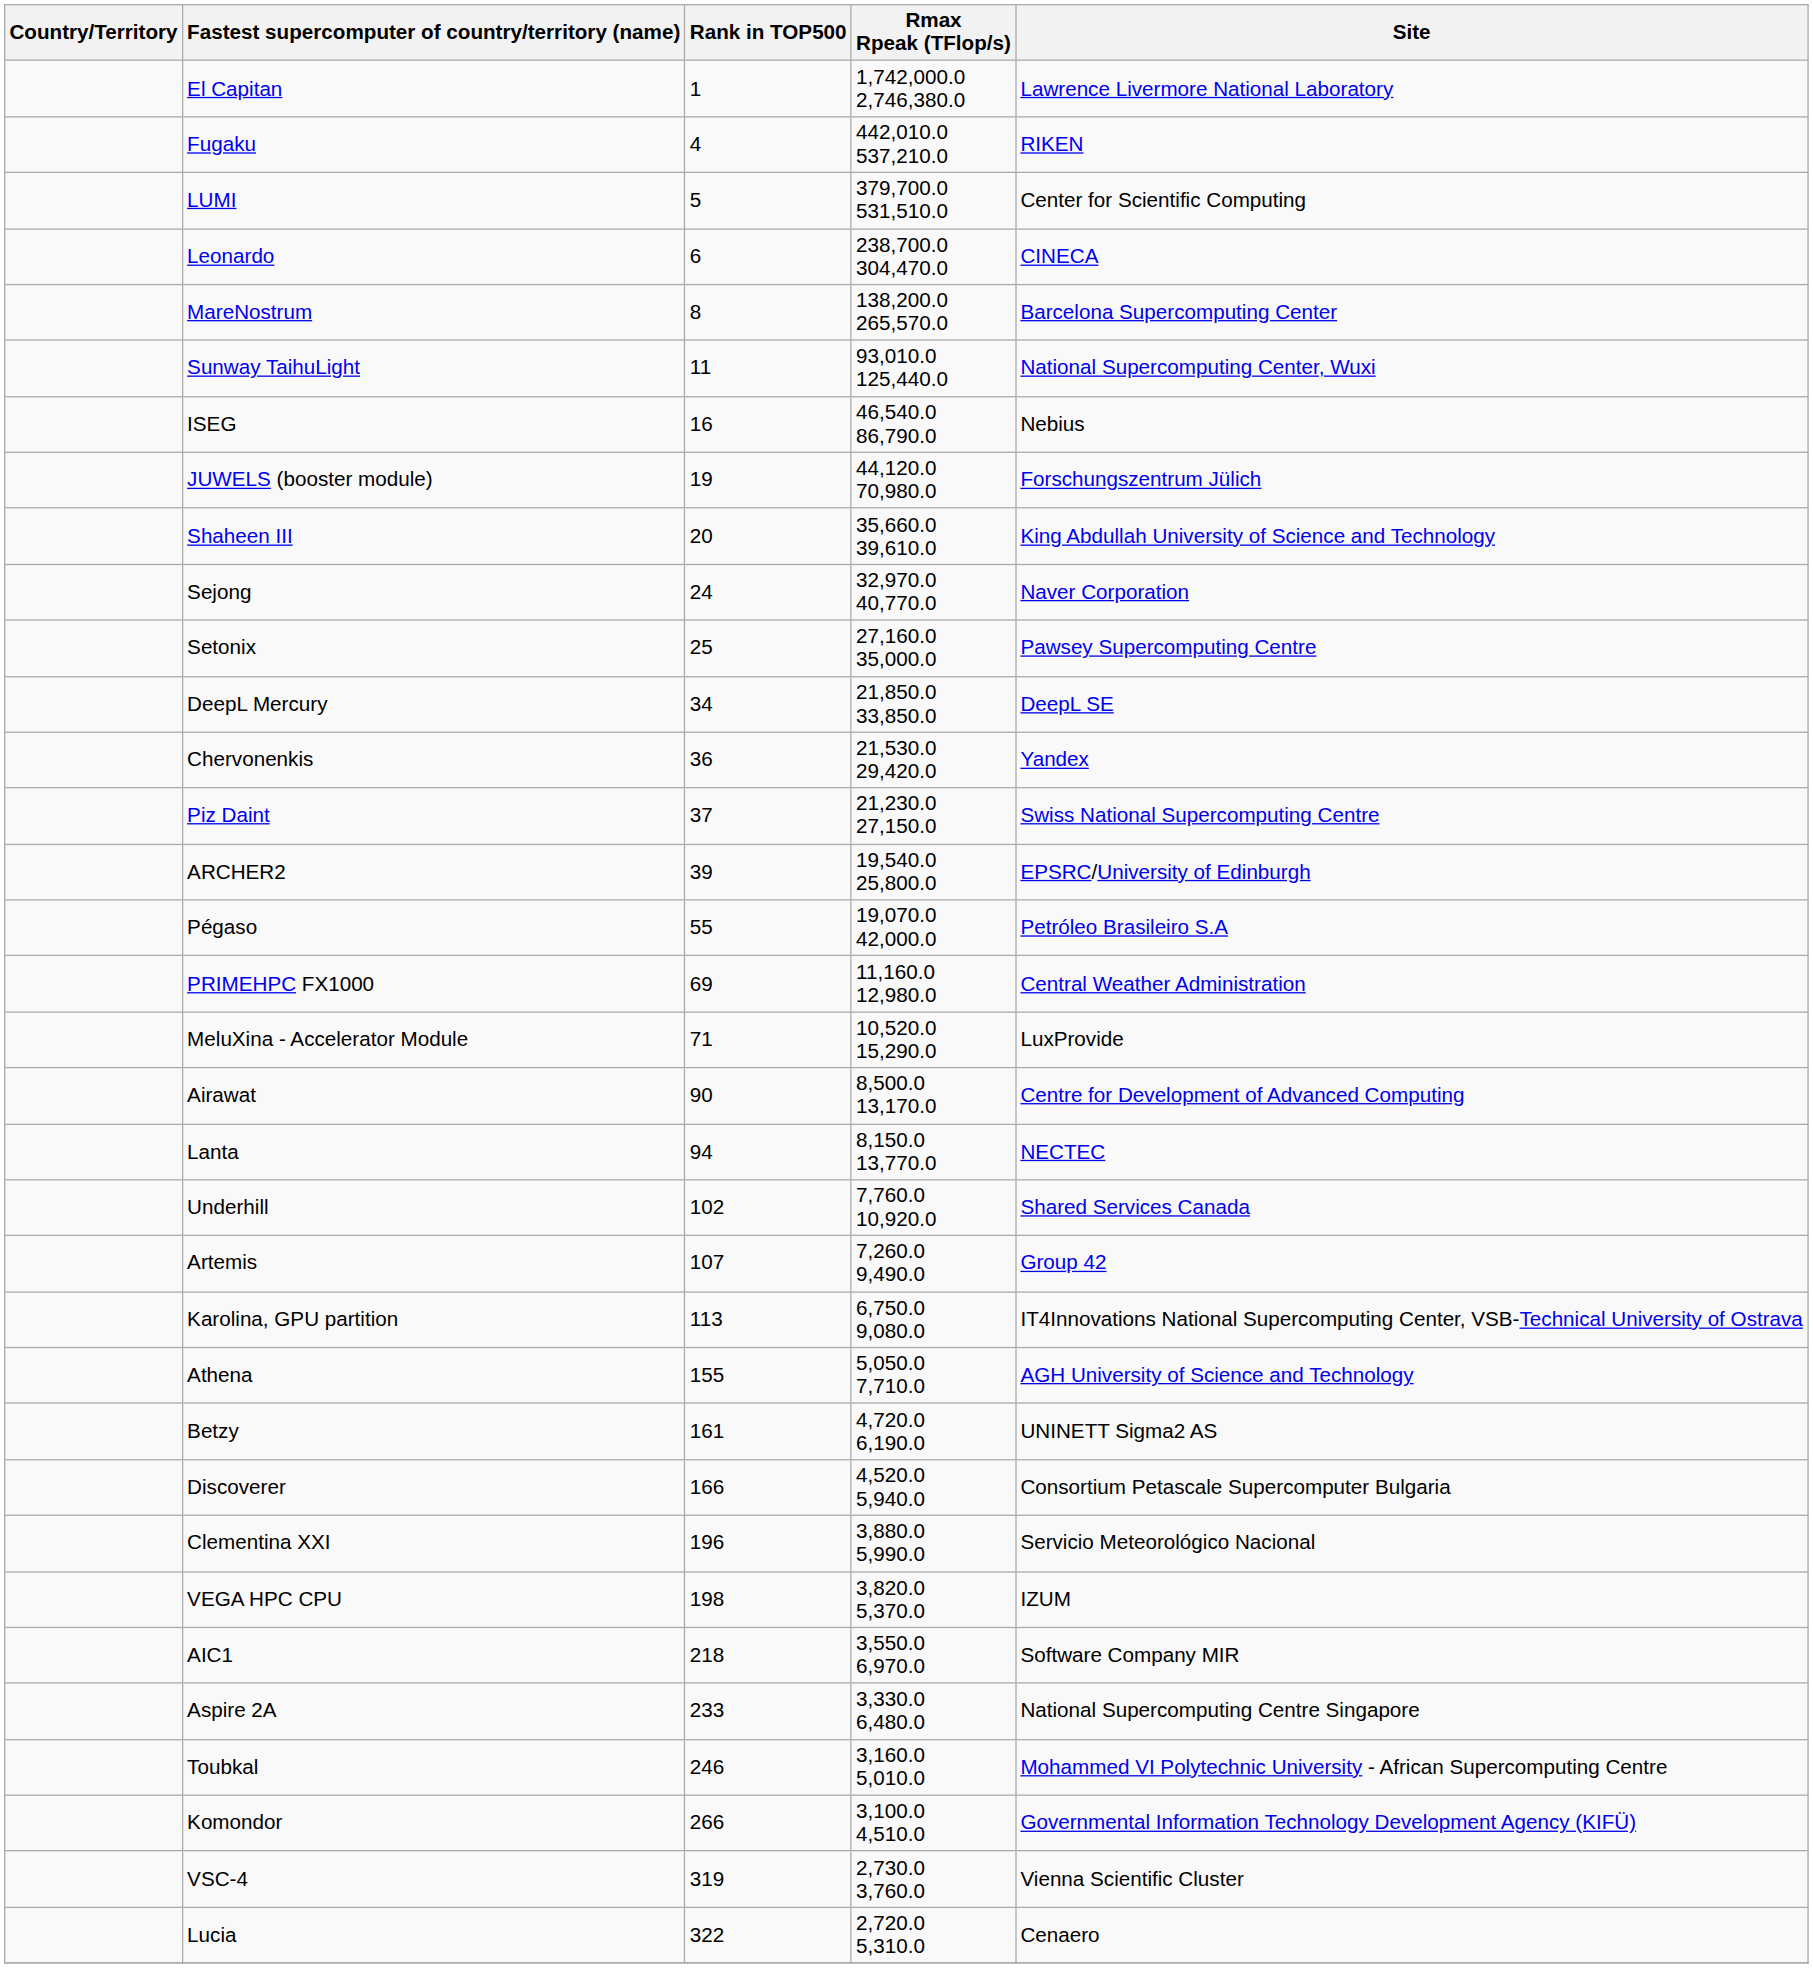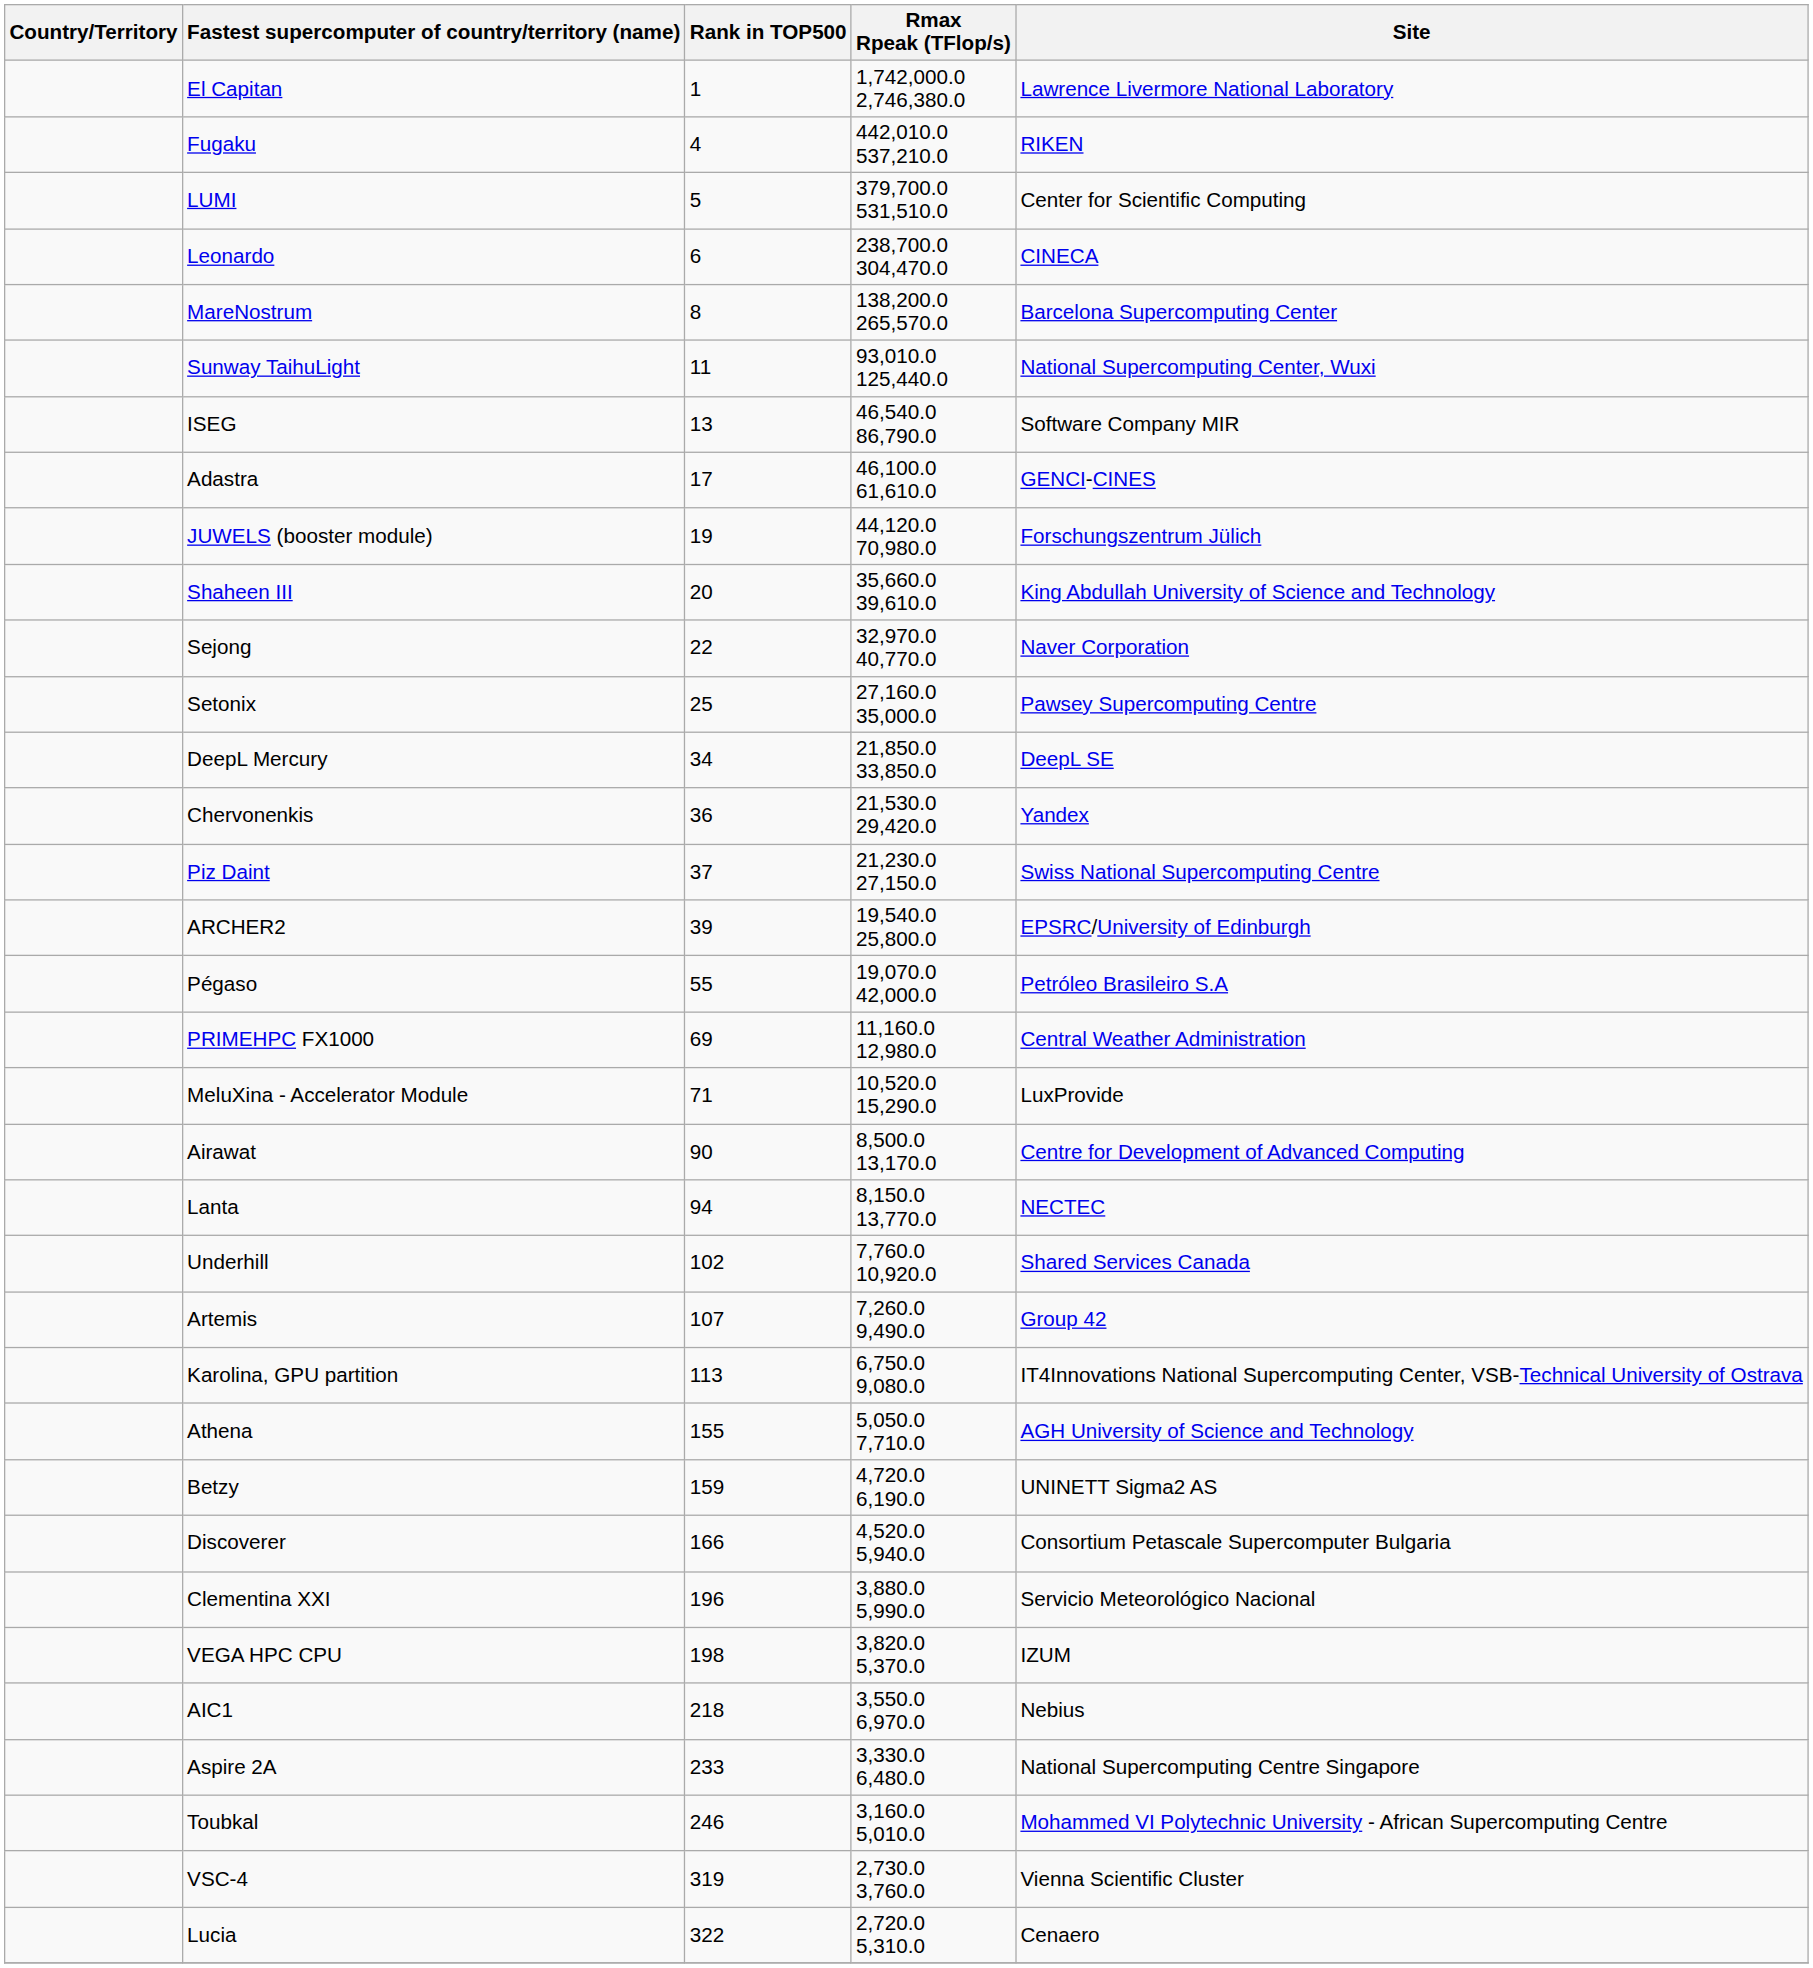(701, 424) 16 -> (701, 424) 13
(1053, 424) Nebius -> (1130, 424) Software Company MIR
+ row: (223, 480)
(701, 592) 24 -> (701, 647) 22
(707, 1431) 161 -> (707, 1487) 159
(1130, 1655) Software Company MIR -> (1053, 1711) Nebius
- row: (235, 1822)
